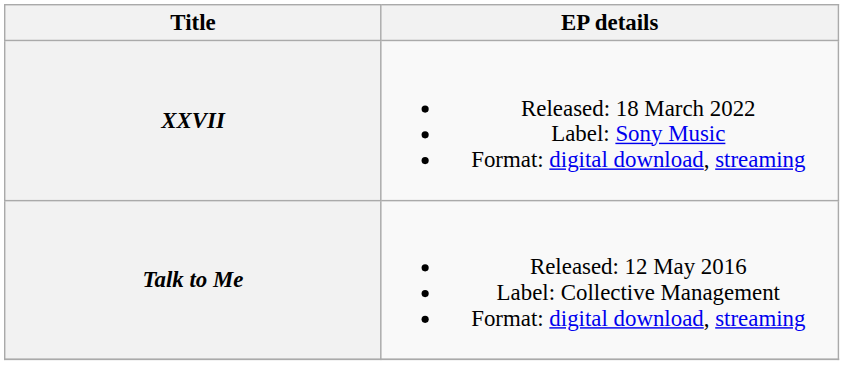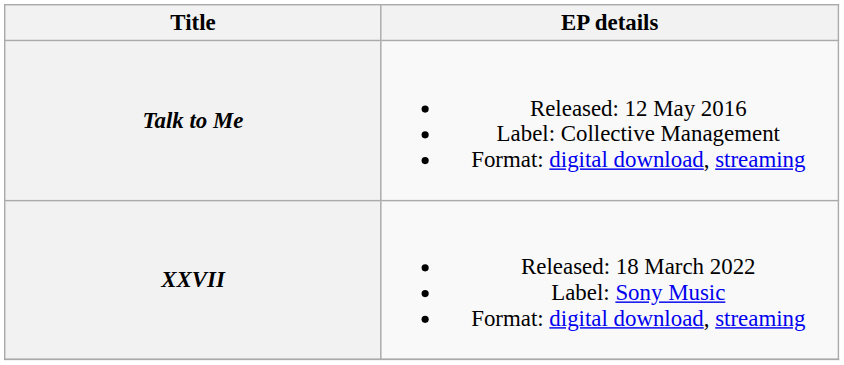rows swapped: (193, 279) <-> (193, 120)
